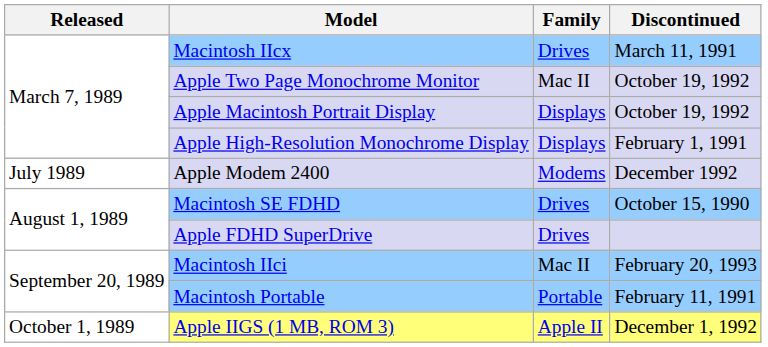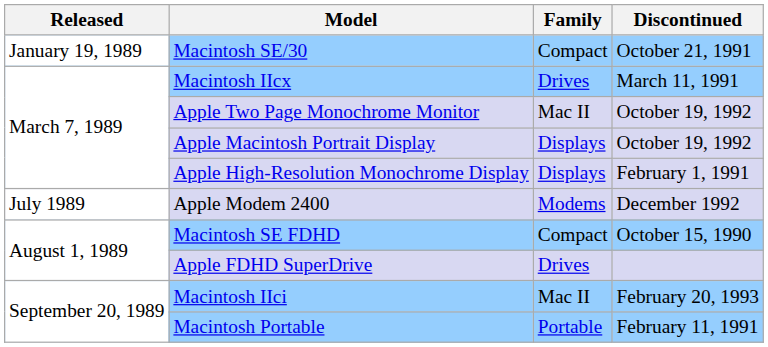+ row: (240, 50)
(564, 204) Drives -> (573, 234) Compact
- row: (284, 326)
